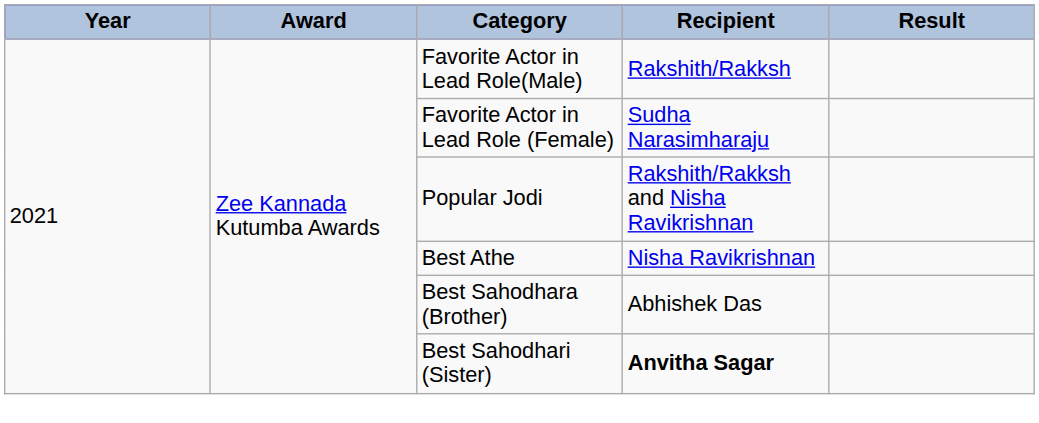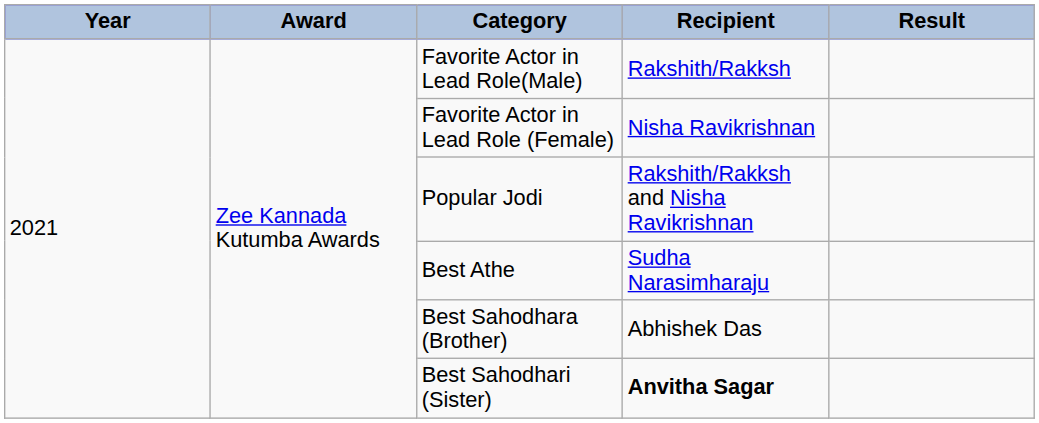(698, 127) Sudha Narasimharaju -> (721, 127) Nisha Ravikrishnan
(721, 257) Nisha Ravikrishnan -> (698, 269) Sudha Narasimharaju
